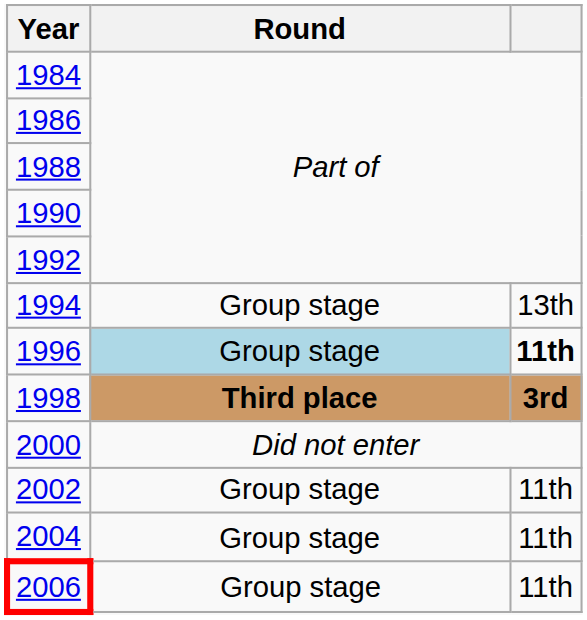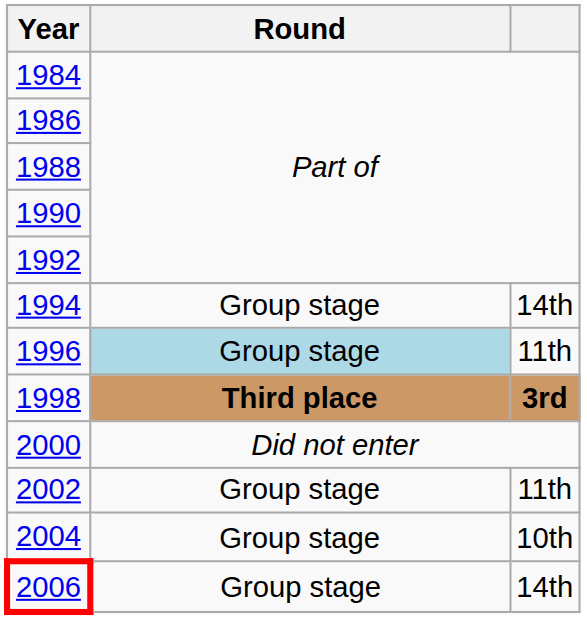(546, 306) 13th -> (545, 306) 14th
(546, 352) bold -> (545, 352) normal
(546, 538) 11th -> (545, 538) 10th
(546, 587) 11th -> (545, 587) 14th
